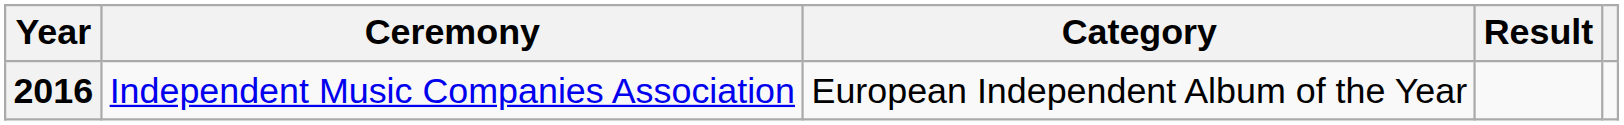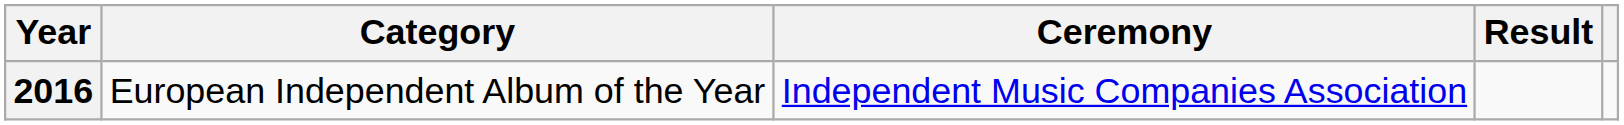columns swapped: (452, 32) <-> (1139, 32)
